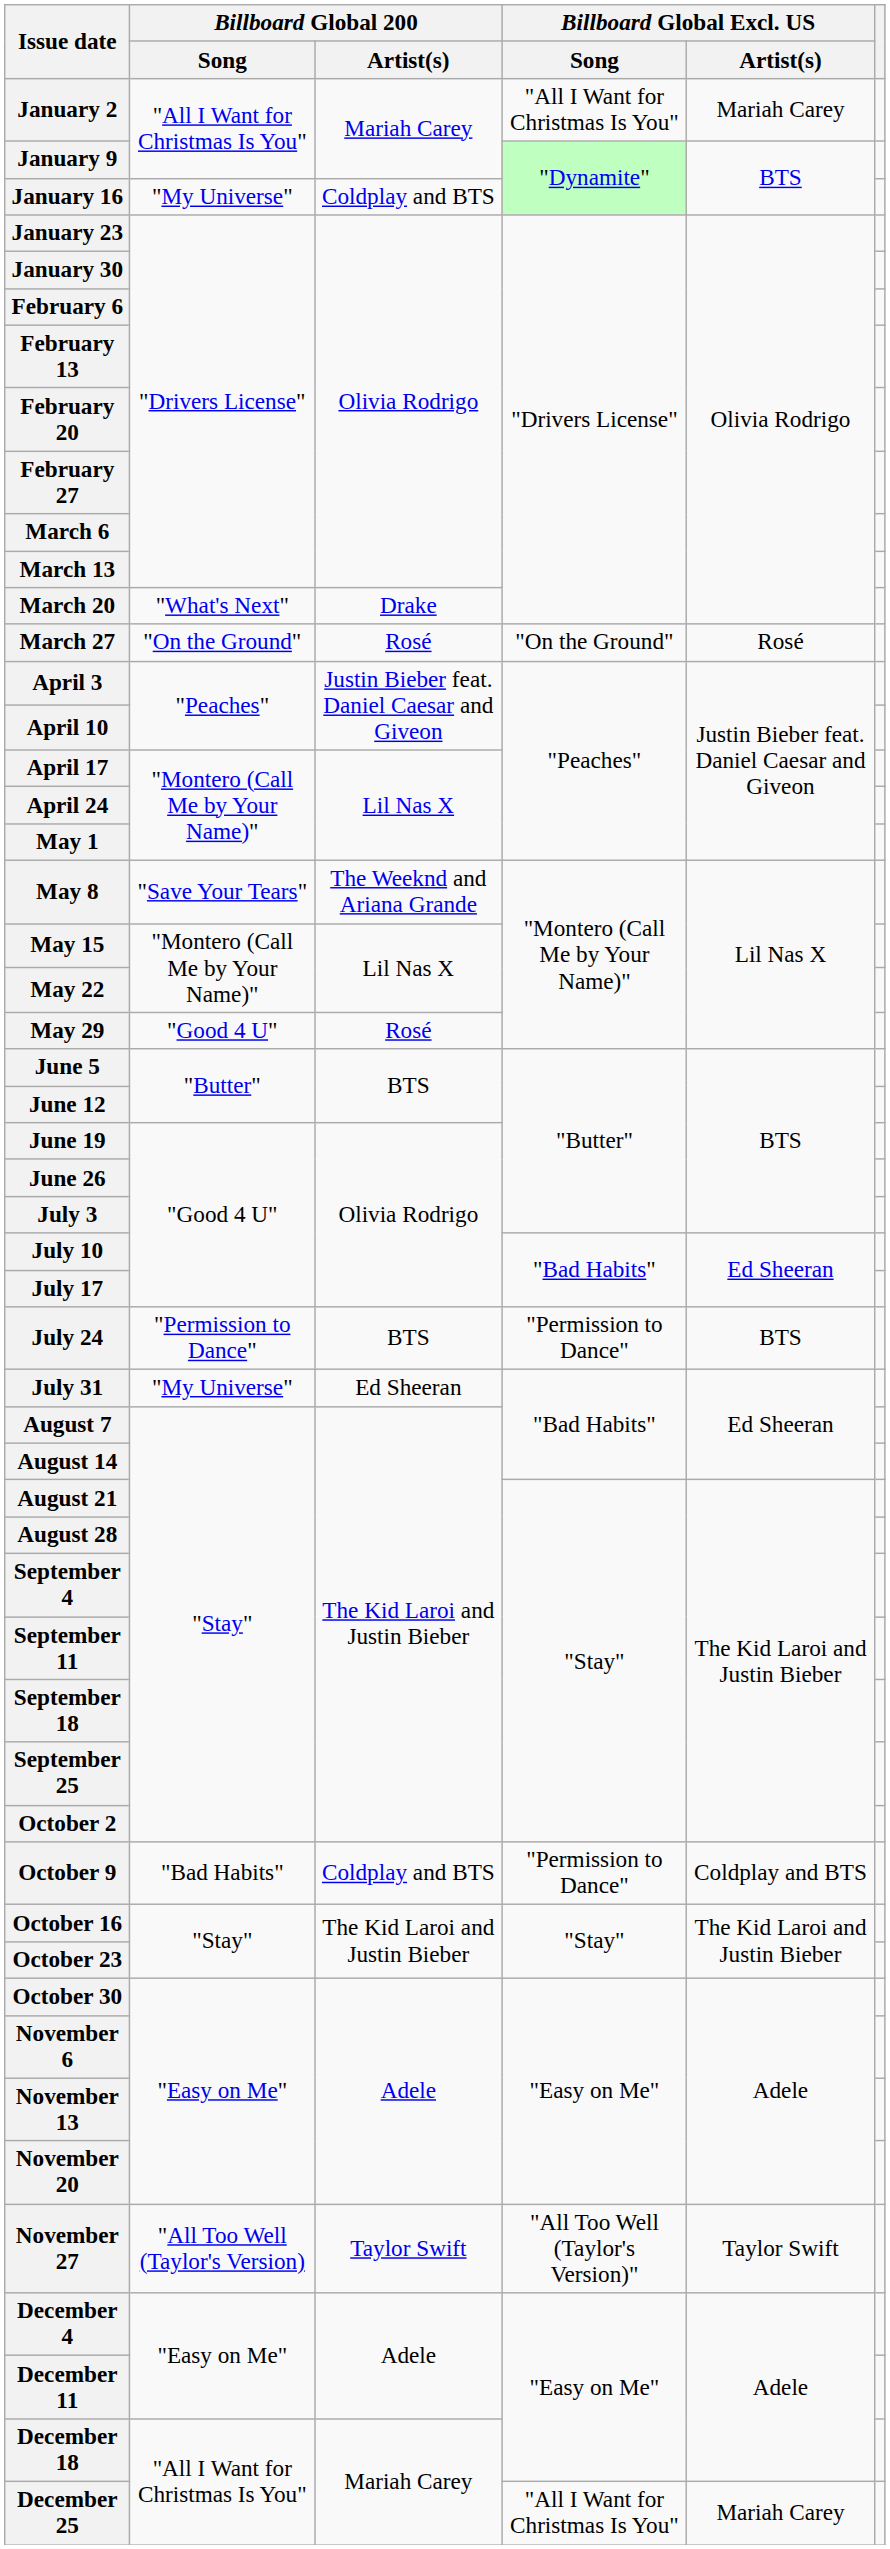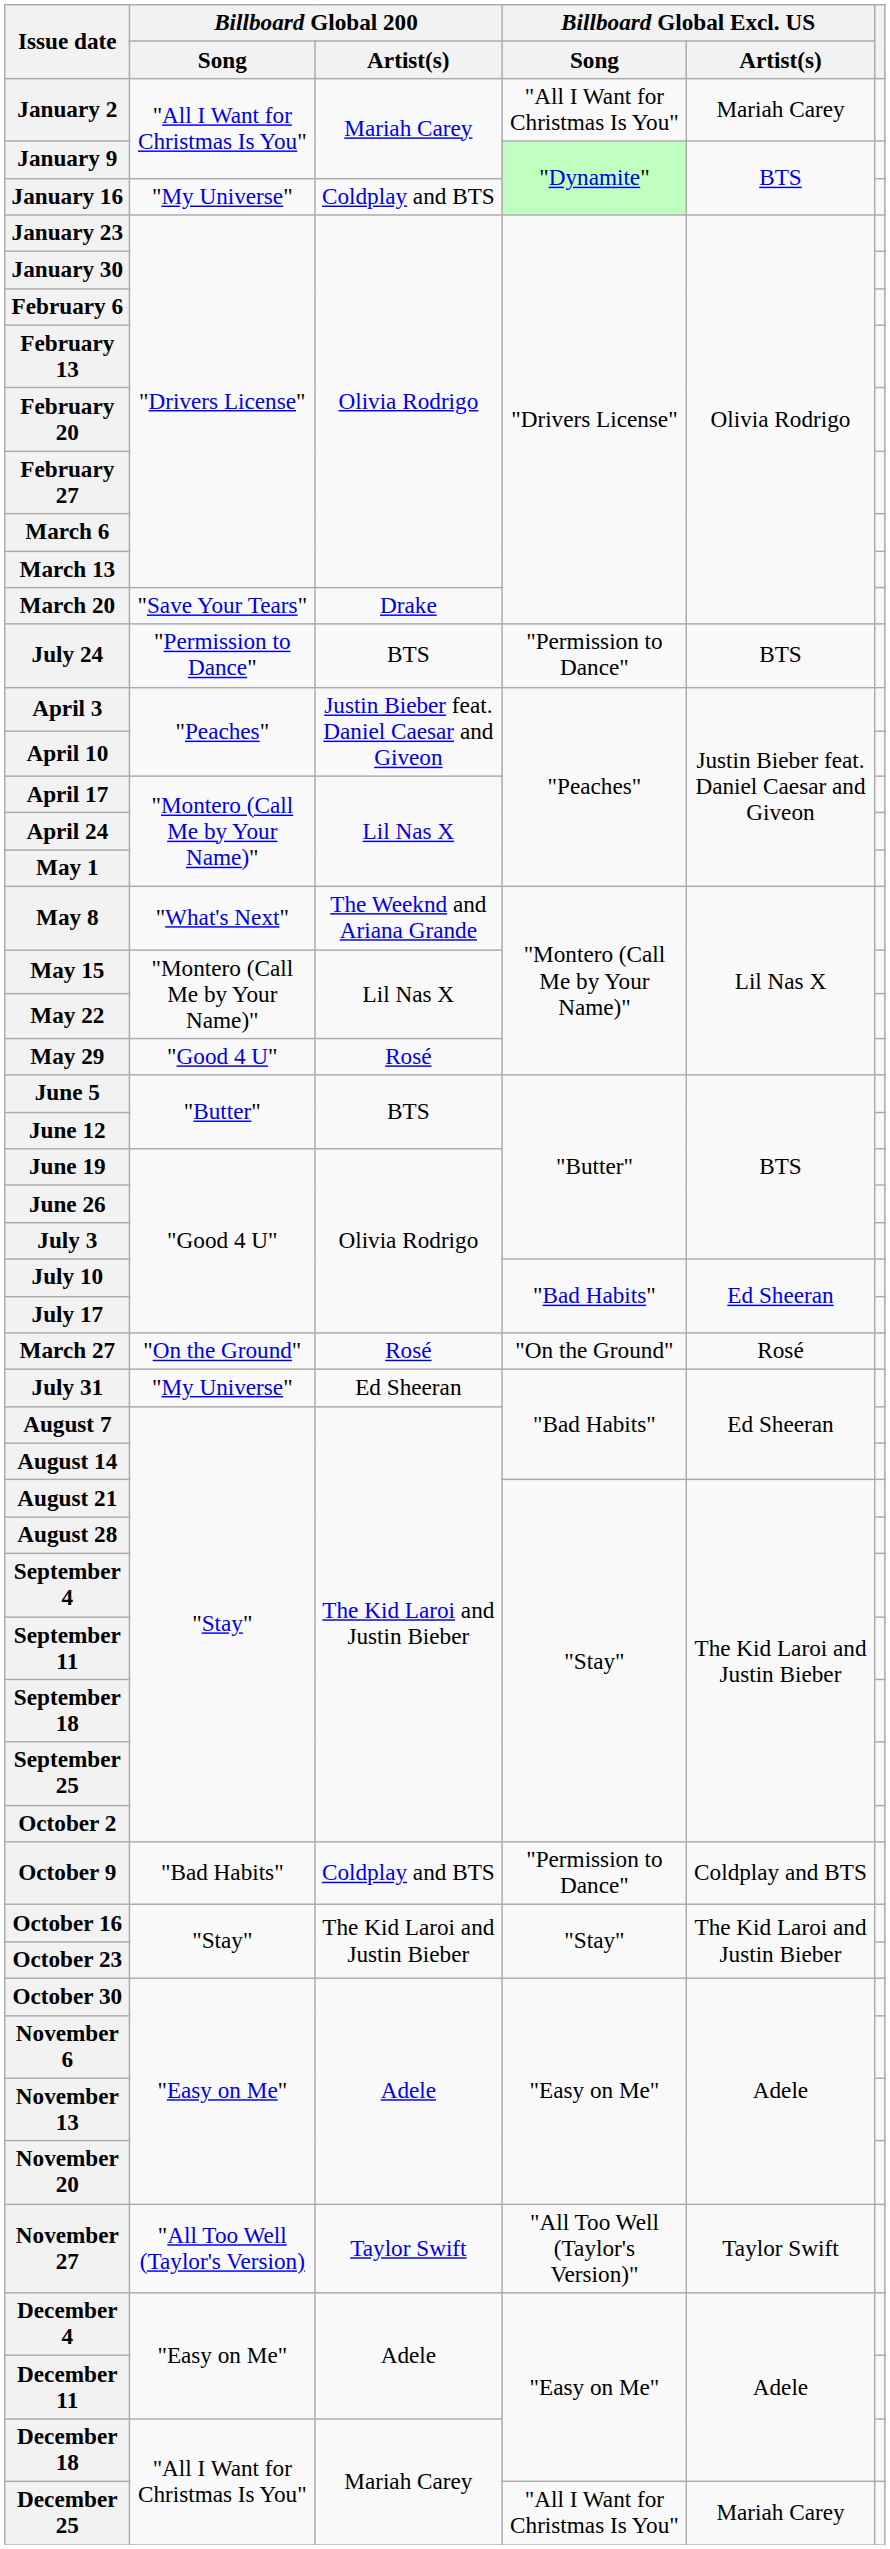(222, 605) "What's Next" -> (222, 605) "Save Your Tears"
rows swapped: (67, 642) <-> (67, 1337)
(222, 891) "Save Your Tears" -> (222, 917) "What's Next"
